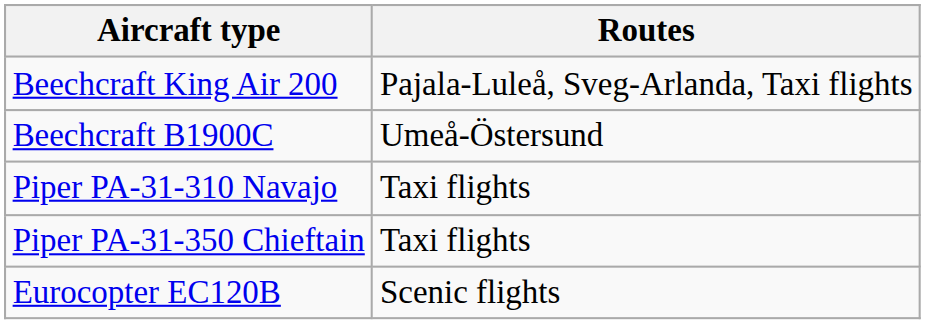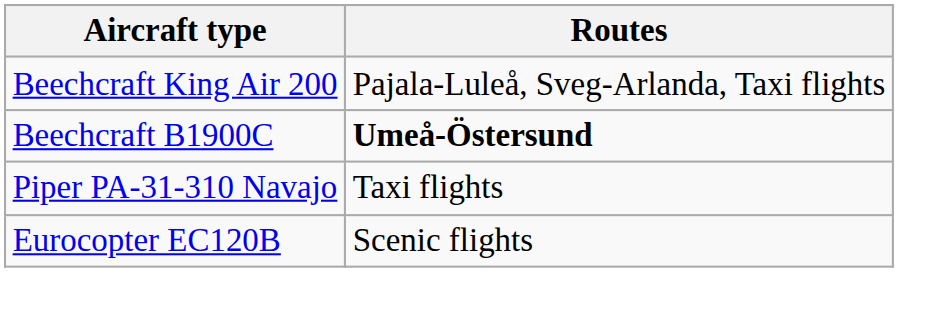(492, 135) normal -> (473, 135) bold
- row: (189, 239)
